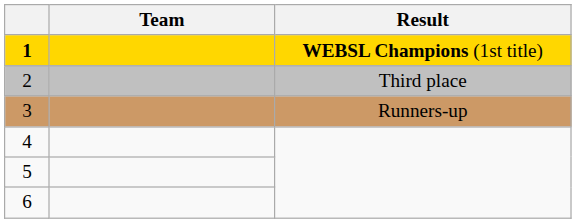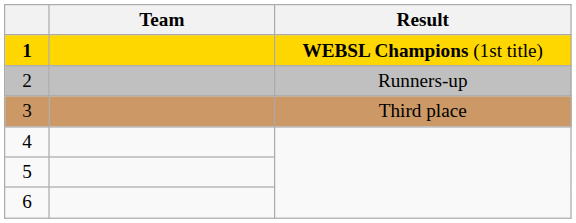(423, 80) Third place -> (423, 80) Runners-up
(423, 111) Runners-up -> (423, 111) Third place
